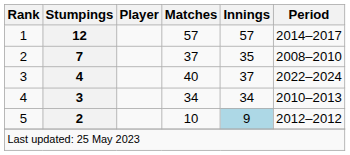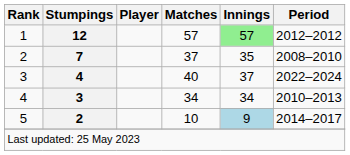(247, 35) no background -> (247, 35) lightgreen background
(309, 35) 2014–2017 -> (309, 35) 2012–2012
(309, 118) 2012–2012 -> (309, 118) 2014–2017
